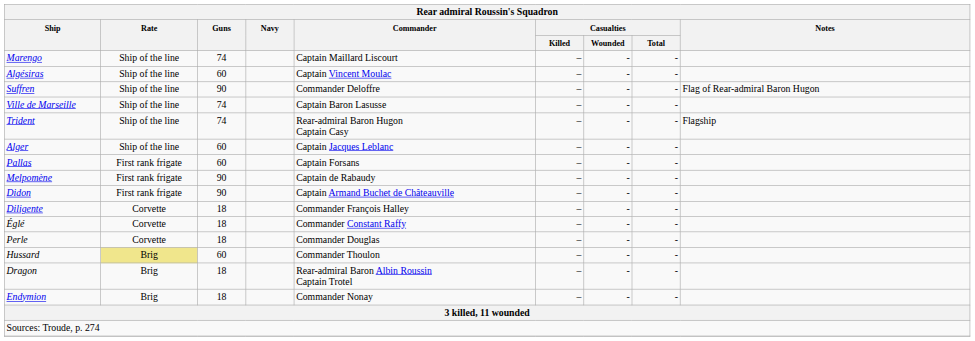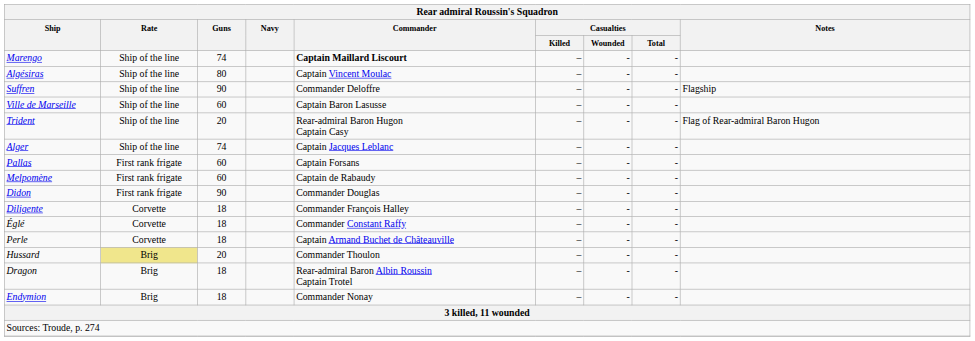(347, 58) normal -> (352, 58) bold
(222, 74) 60 -> (222, 74) 80
(751, 89) Flag of Rear-admiral Baron Hugon -> (699, 89) Flagship
(222, 105) 74 -> (222, 105) 60
(222, 120) 74 -> (222, 120) 20
(699, 120) Flagship -> (751, 120) Flag of Rear-admiral Baron Hugon
(222, 147) 60 -> (222, 147) 74
(222, 178) 90 -> (222, 178) 60
(375, 193) Captain Armand Buchet de Châteauville -> (338, 193) Commander Douglas
(338, 239) Commander Douglas -> (375, 239) Captain Armand Buchet de Châteauville
(222, 255) 60 -> (222, 255) 20
